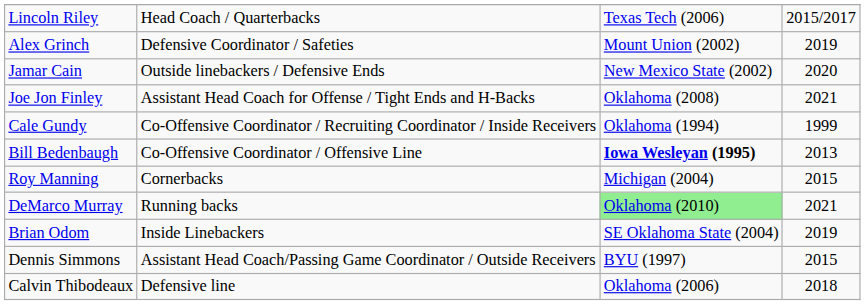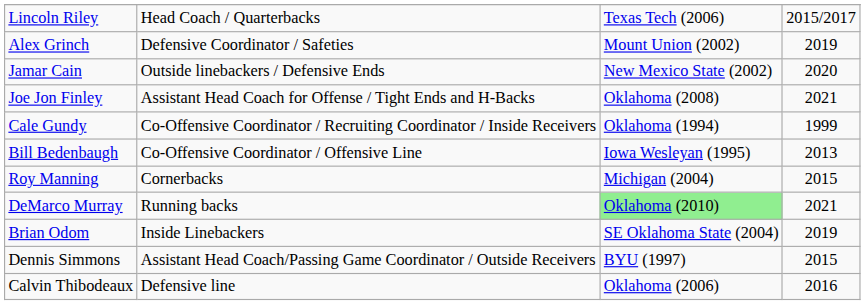(680, 152) bold -> (677, 152) normal
(821, 286) 2018 -> (821, 286) 2016
